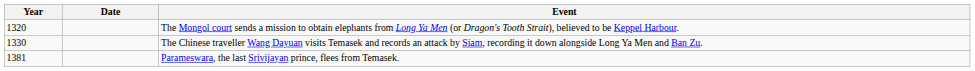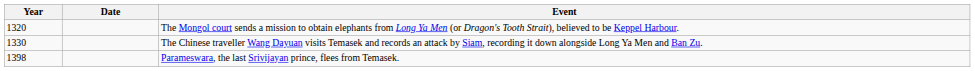(16, 58) 1381 -> (16, 58) 1398
